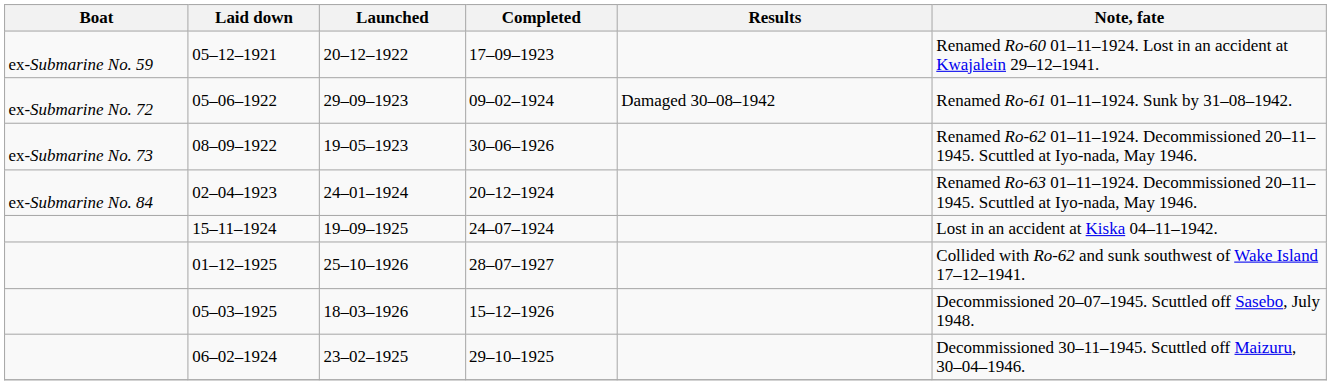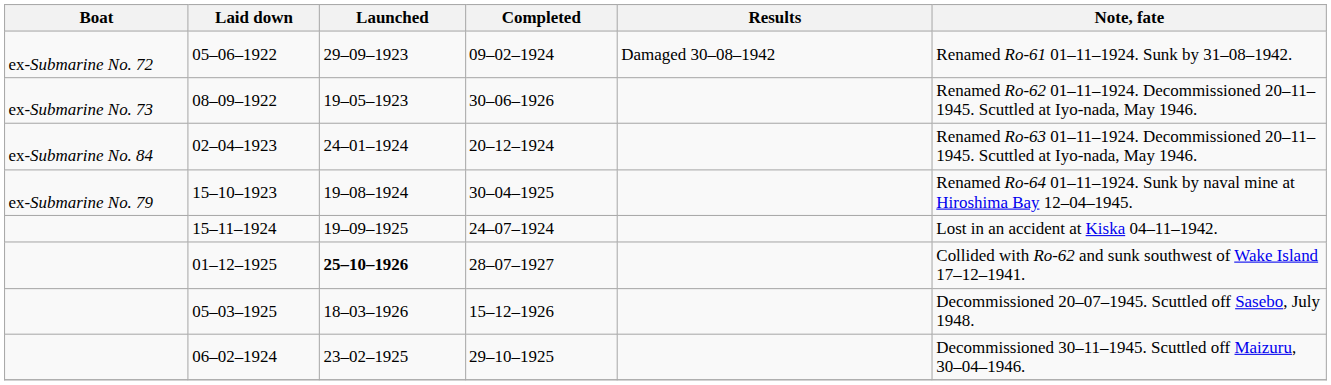- row: (235, 54)
+ row: (235, 192)
(366, 265) normal -> (366, 265) bold
